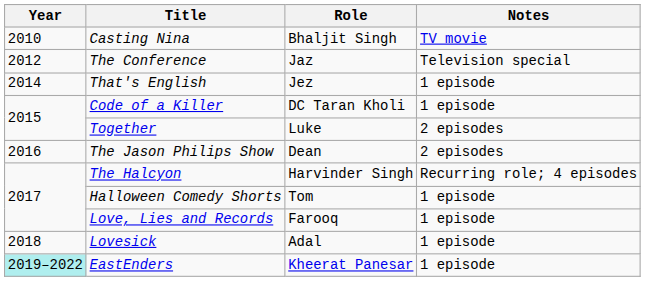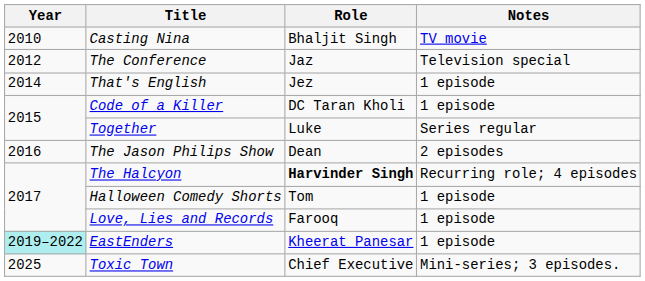(462, 129) 2 episodes -> (478, 129) Series regular
(351, 175) normal -> (351, 175) bold
- row: (123, 243)
+ row: (131, 265)
